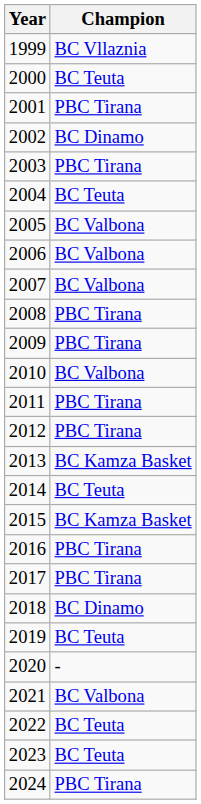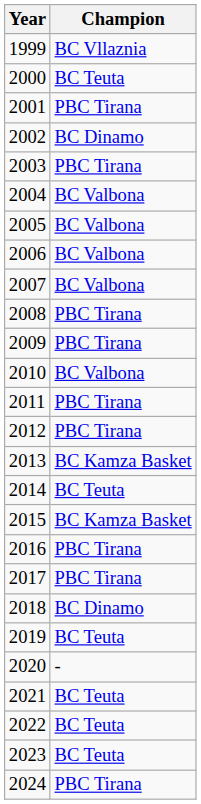(90, 195) BC Teuta -> (99, 195) BC Valbona
(99, 696) BC Valbona -> (90, 696) BC Teuta
